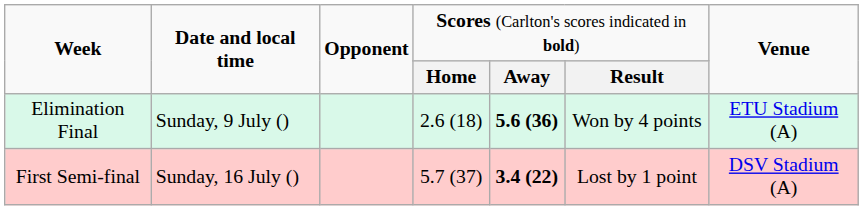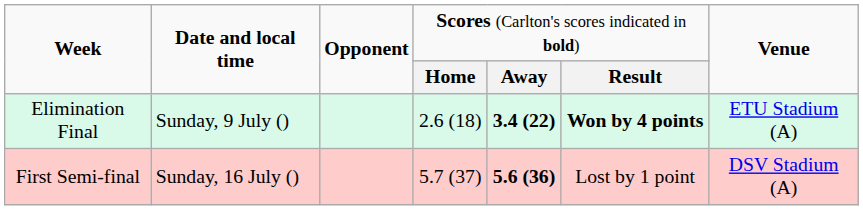(527, 121) 5.6 (36) -> (524, 121) 3.4 (22)
(637, 121) normal -> (635, 121) bold
(527, 176) 3.4 (22) -> (524, 176) 5.6 (36)
